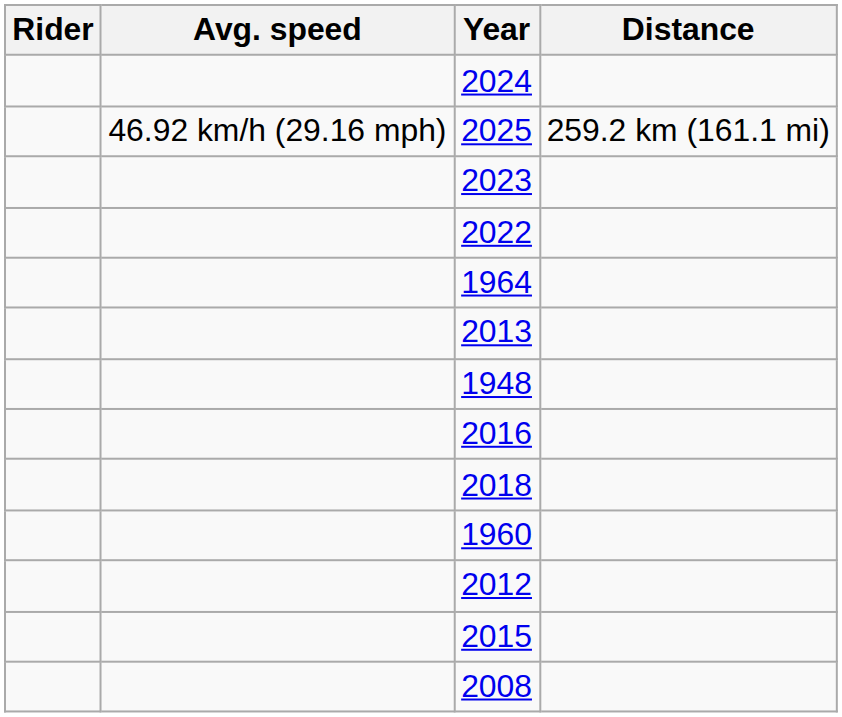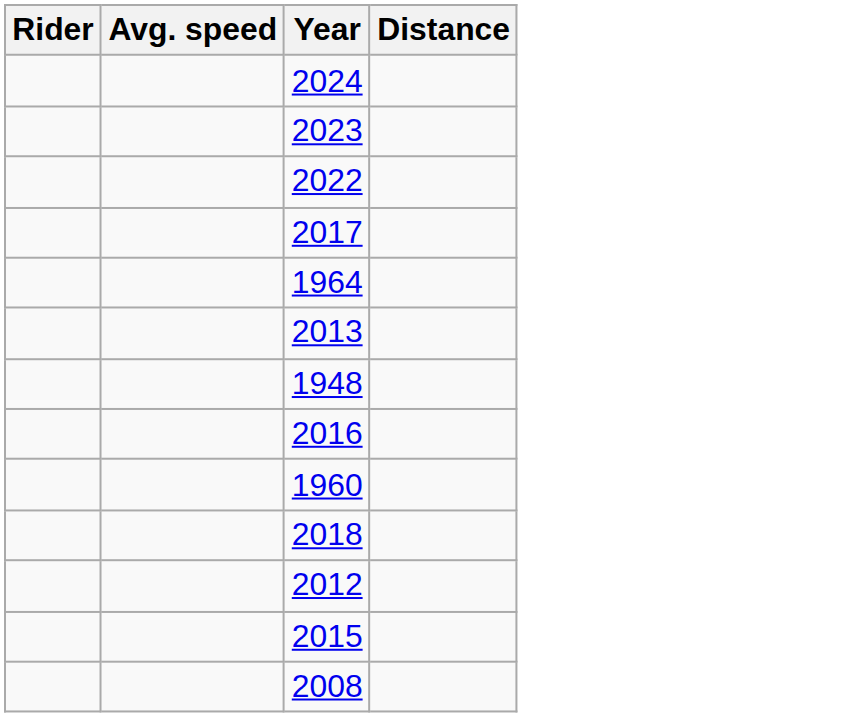- row: (497, 130)
+ row: (327, 231)
rows swapped: (497, 484) <-> (497, 534)
